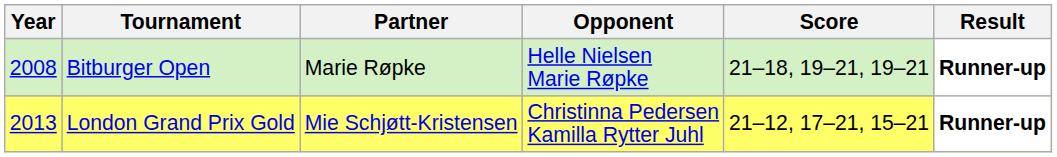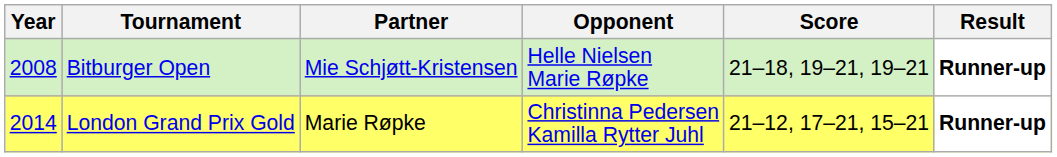(365, 67) Marie Røpke -> (411, 67) Mie Schjøtt-Kristensen
(33, 124) 2013 -> (33, 124) 2014
(411, 124) Mie Schjøtt-Kristensen -> (365, 124) Marie Røpke
